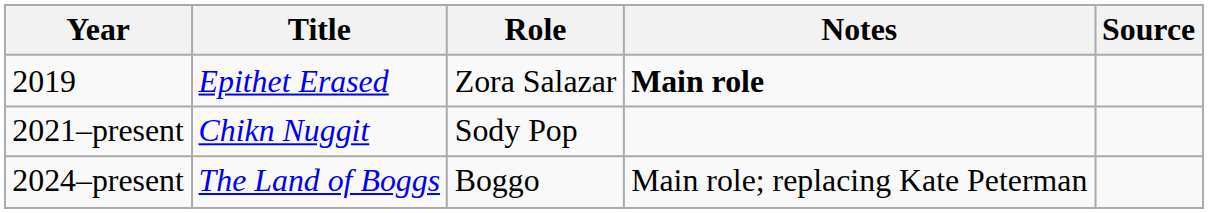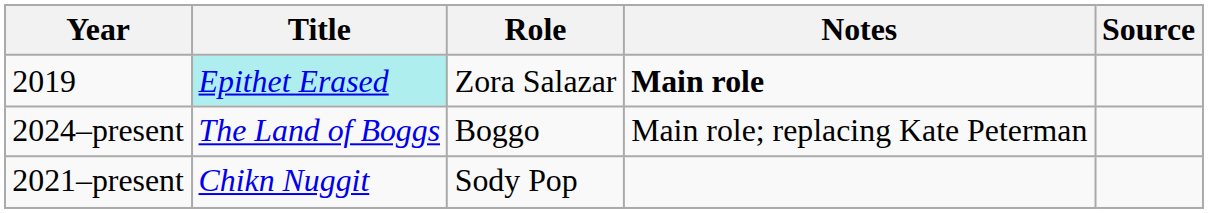(294, 80) no background -> (294, 80) paleturquoise background
rows swapped: (98, 130) <-> (98, 181)
